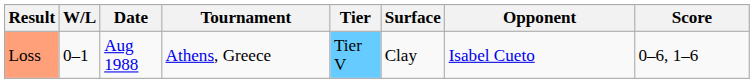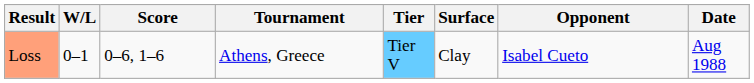columns swapped: (131, 18) <-> (692, 18)
